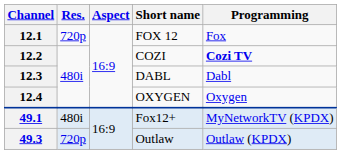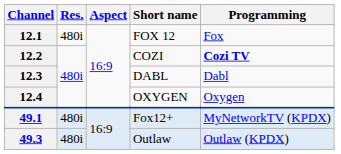(73, 35) 720p -> (72, 35) 480i
(73, 138) 720p -> (72, 138) 480i
